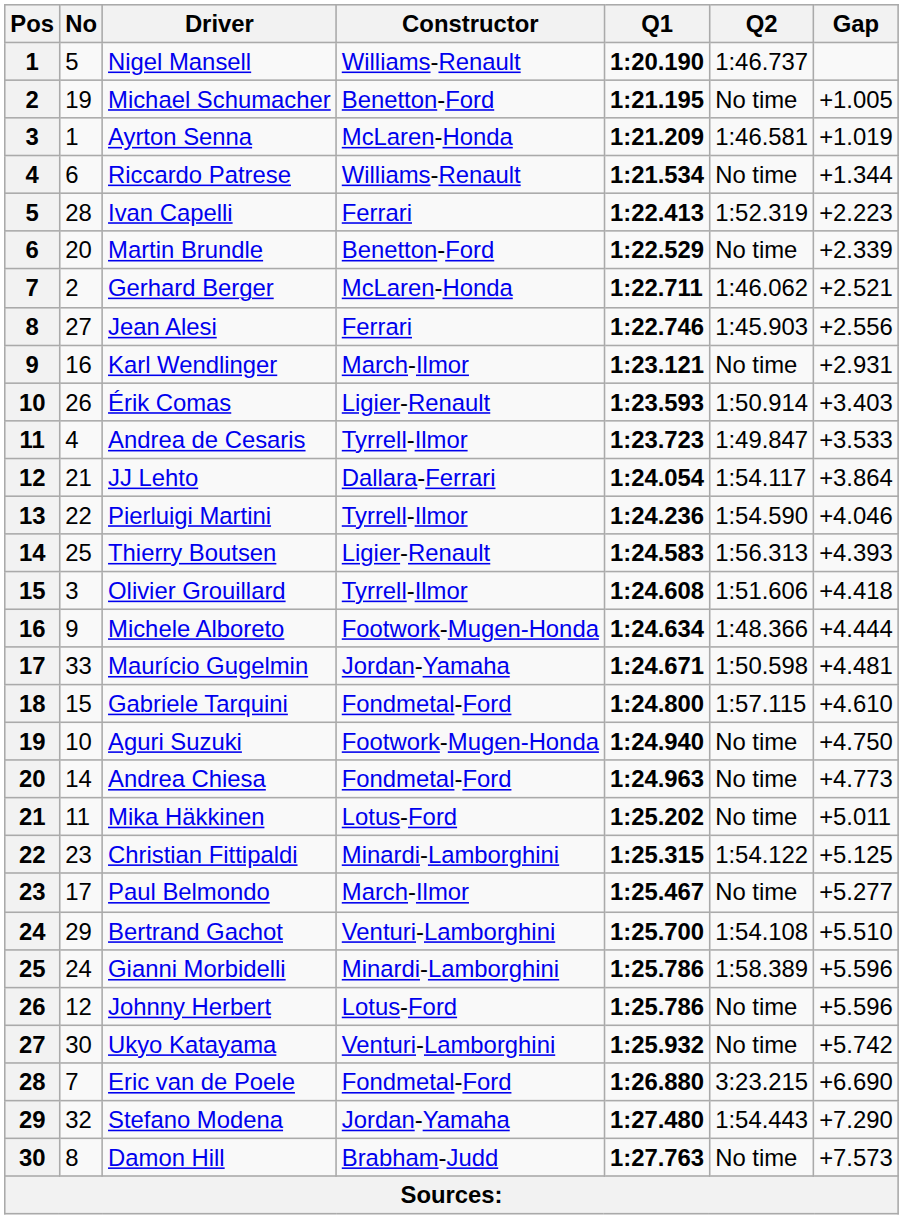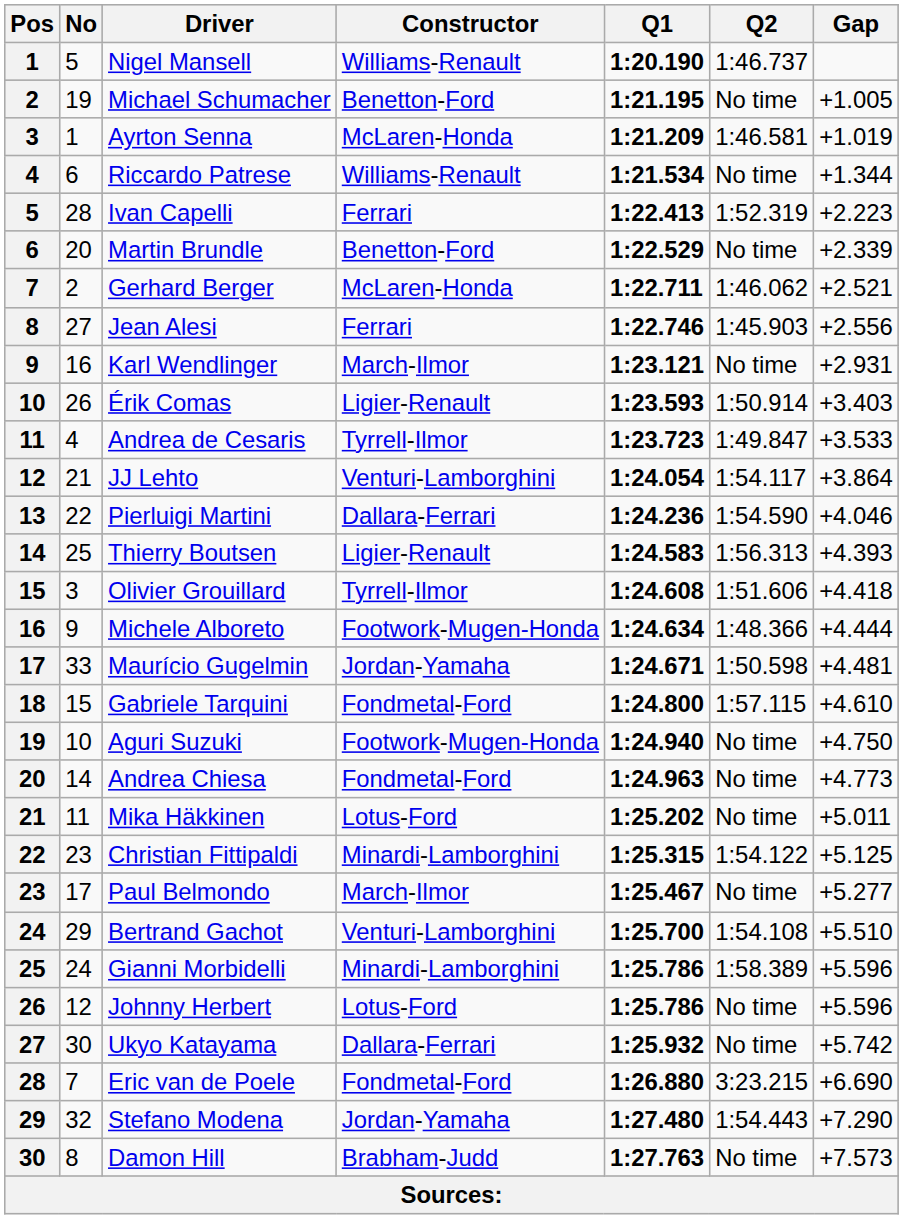(419, 477) Dallara-Ferrari -> (448, 477) Venturi-Lamborghini
(405, 515) Tyrrell-Ilmor -> (419, 515) Dallara-Ferrari
(448, 1044) Venturi-Lamborghini -> (419, 1044) Dallara-Ferrari
